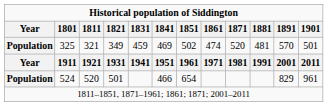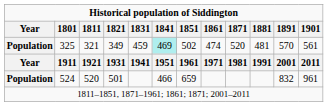(165, 45) no background -> (165, 45) paleturquoise background
(311, 45) 501 -> (311, 45) 561
(189, 78) 654 -> (189, 78) 659
(286, 78) 829 -> (286, 78) 832
